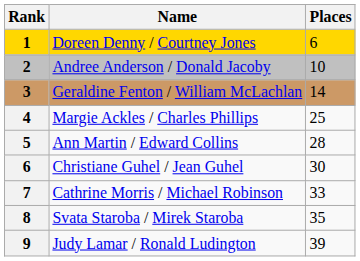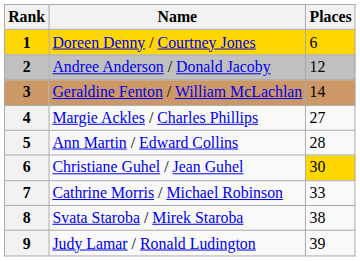(317, 67) 10 -> (317, 67) 12
(317, 117) 25 -> (317, 117) 27
(317, 167) no background -> (317, 167) gold background
(317, 218) 35 -> (317, 218) 38
